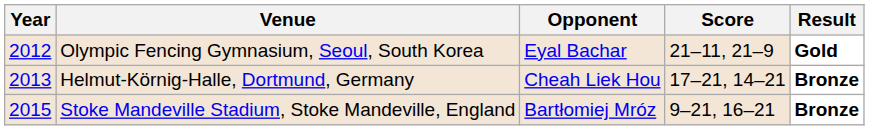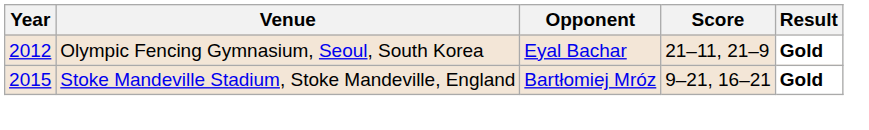- row: (237, 80)
(827, 110) Bronze -> (801, 80) Gold
